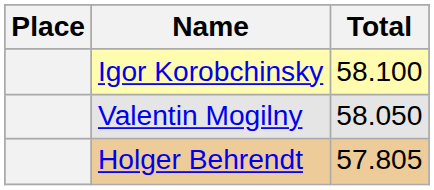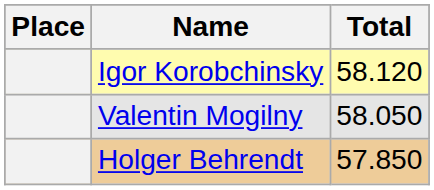(379, 71) 58.100 -> (379, 71) 58.120
(379, 160) 57.805 -> (379, 160) 57.850
